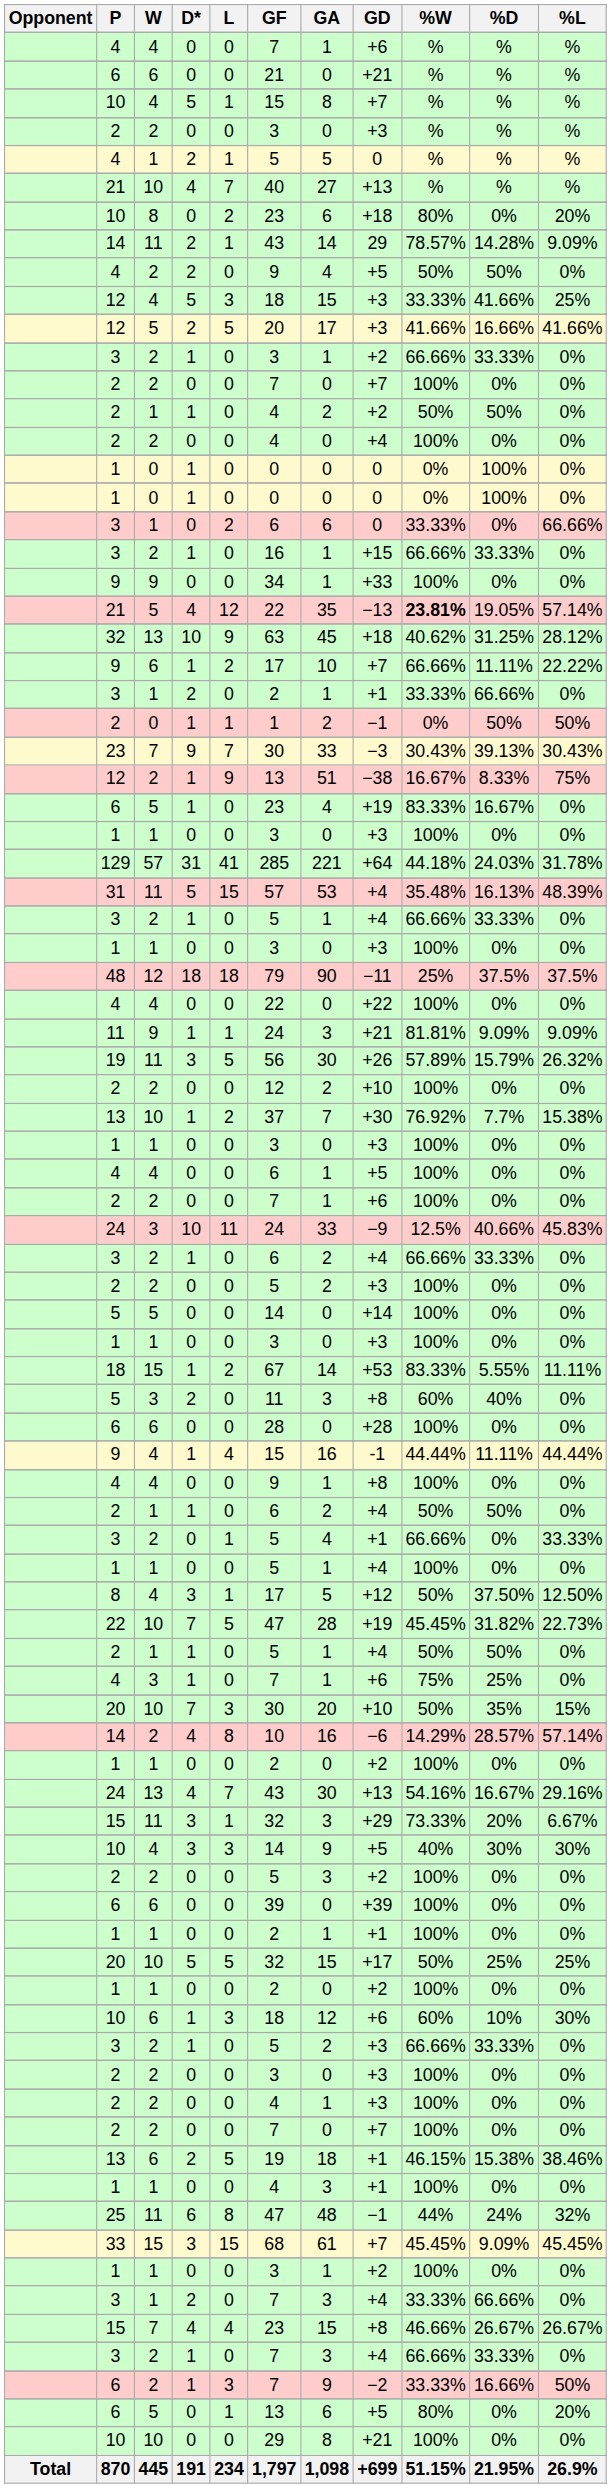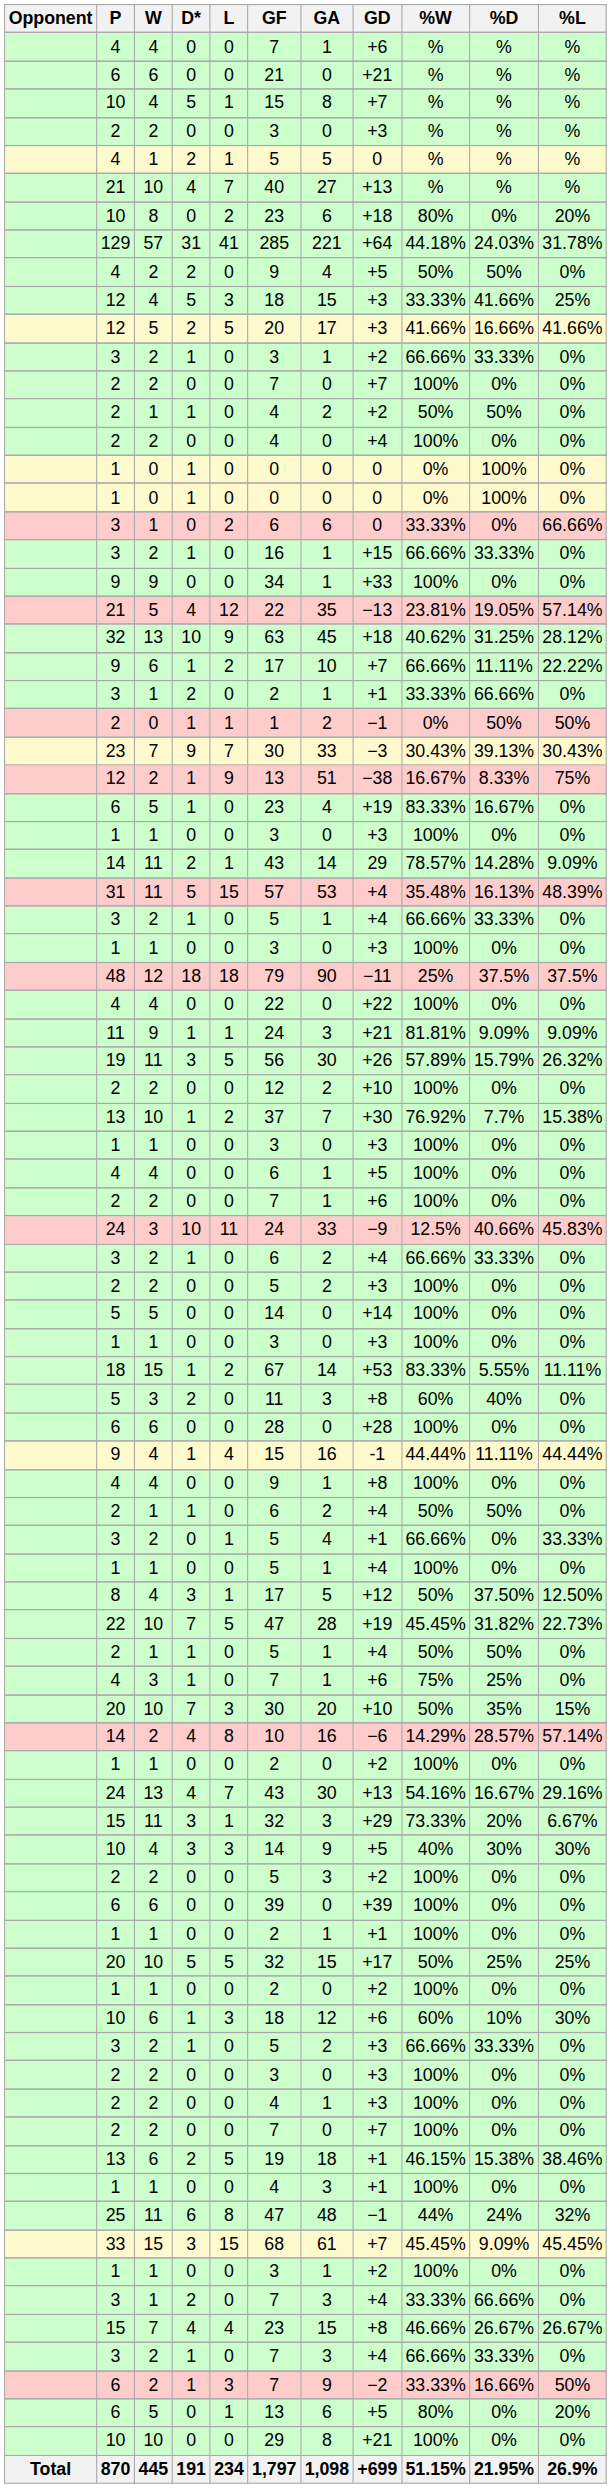rows swapped: (116, 863) <-> (116, 243)
(436, 610) bold -> (436, 610) normal
